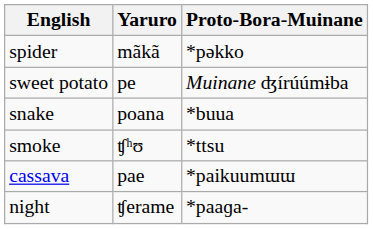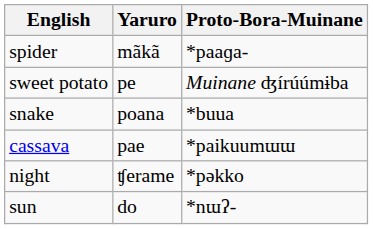(215, 51) *pəkko -> (217, 51) *paaɡa-
- row: (35, 144)
(217, 207) *paaɡa- -> (215, 176) *pəkko
+ row: (23, 207)
